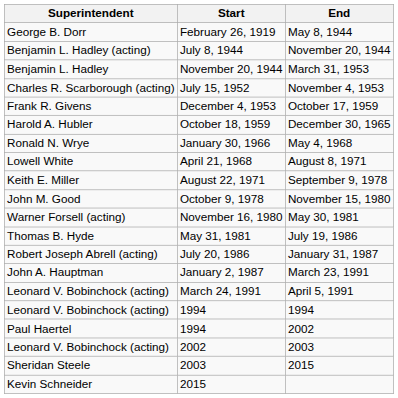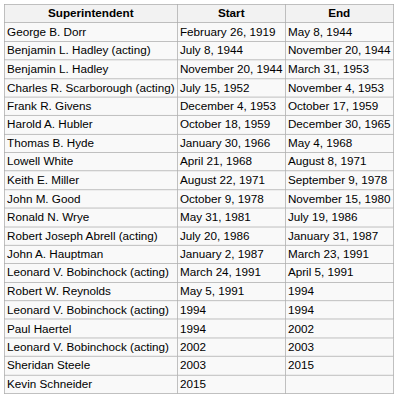(48, 143) Ronald N. Wrye -> (51, 143) Thomas B. Hyde
- row: (231, 217)
(51, 236) Thomas B. Hyde -> (48, 217) Ronald N. Wrye
+ row: (212, 291)
